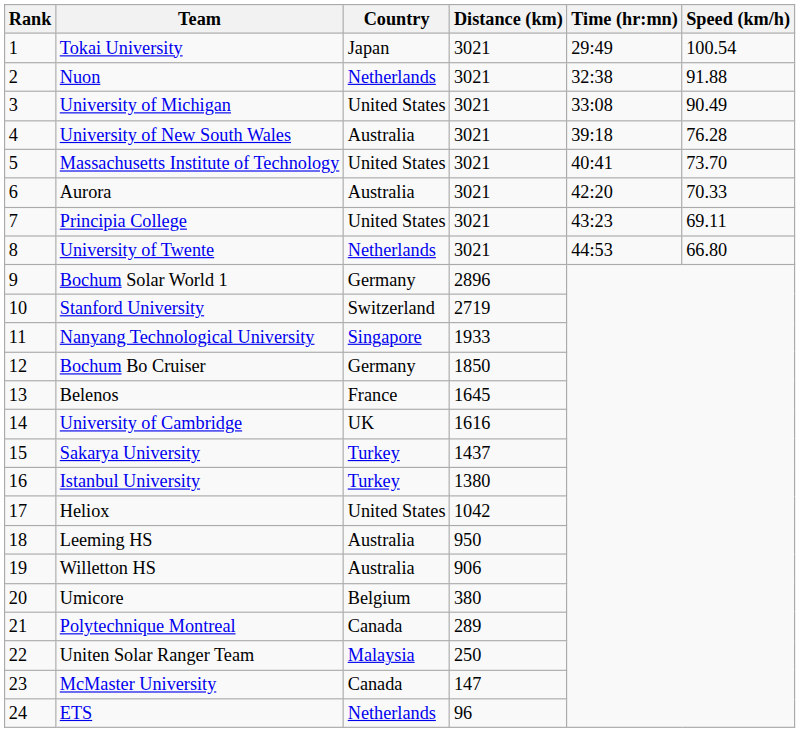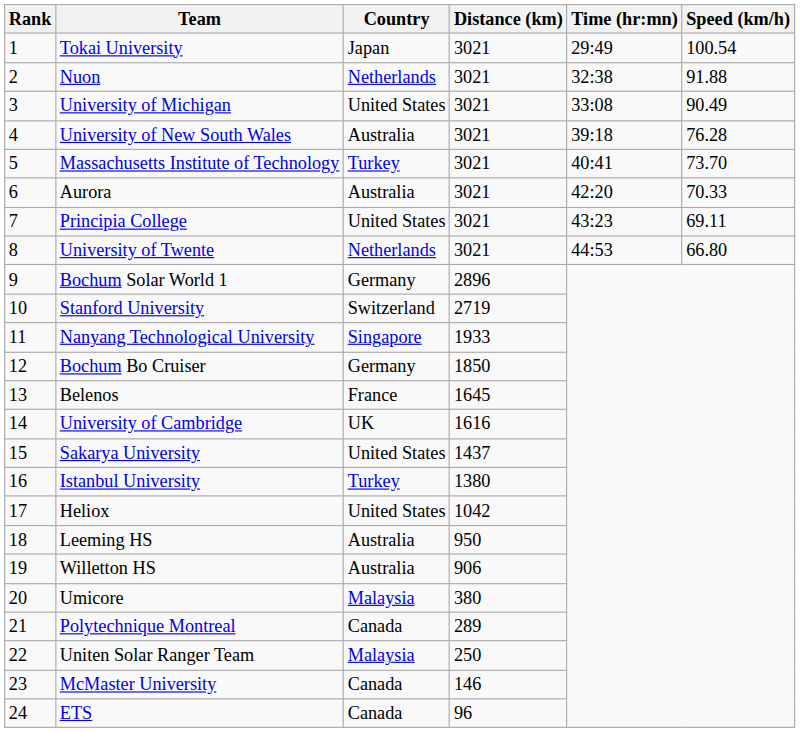(397, 163) United States -> (374, 163) Turkey
(374, 452) Turkey -> (397, 452) United States
(379, 597) Belgium -> (381, 597) Malaysia
(468, 684) 147 -> (468, 684) 146
(392, 713) Netherlands -> (375, 713) Canada
